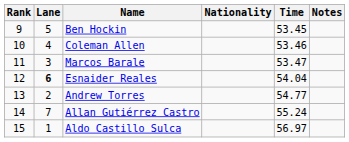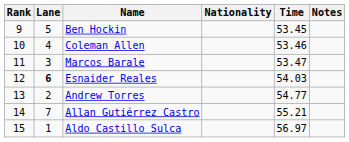(292, 79) 54.04 -> (292, 79) 54.03
(292, 112) 55.24 -> (292, 112) 55.21
